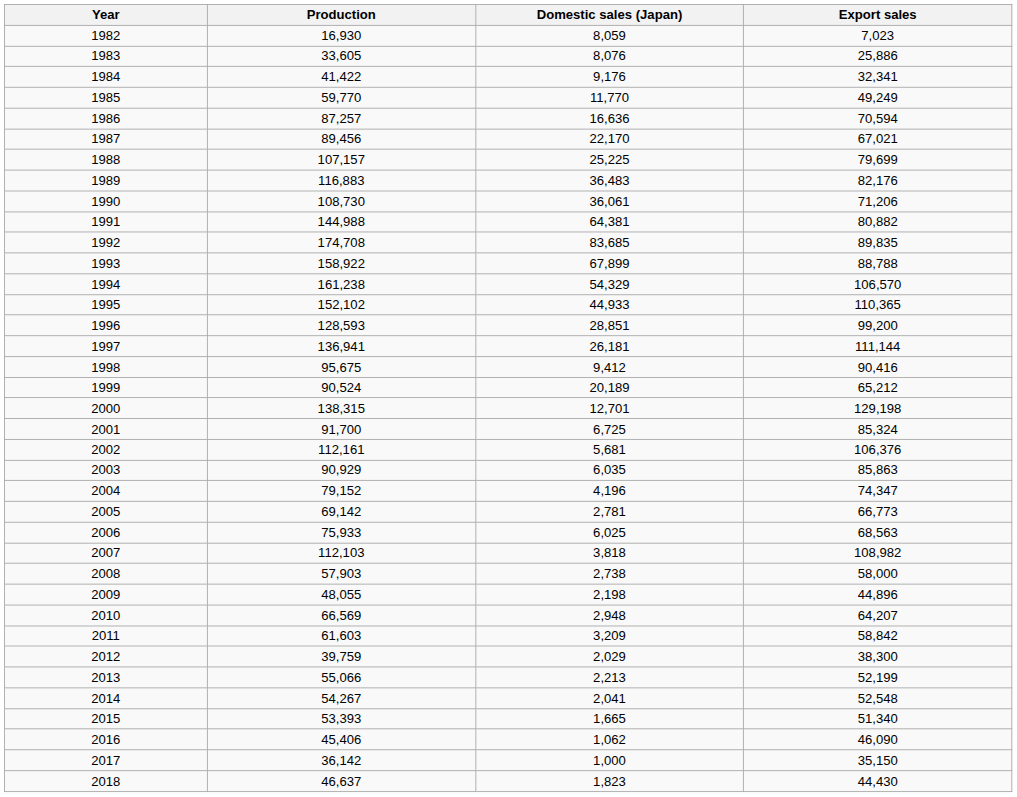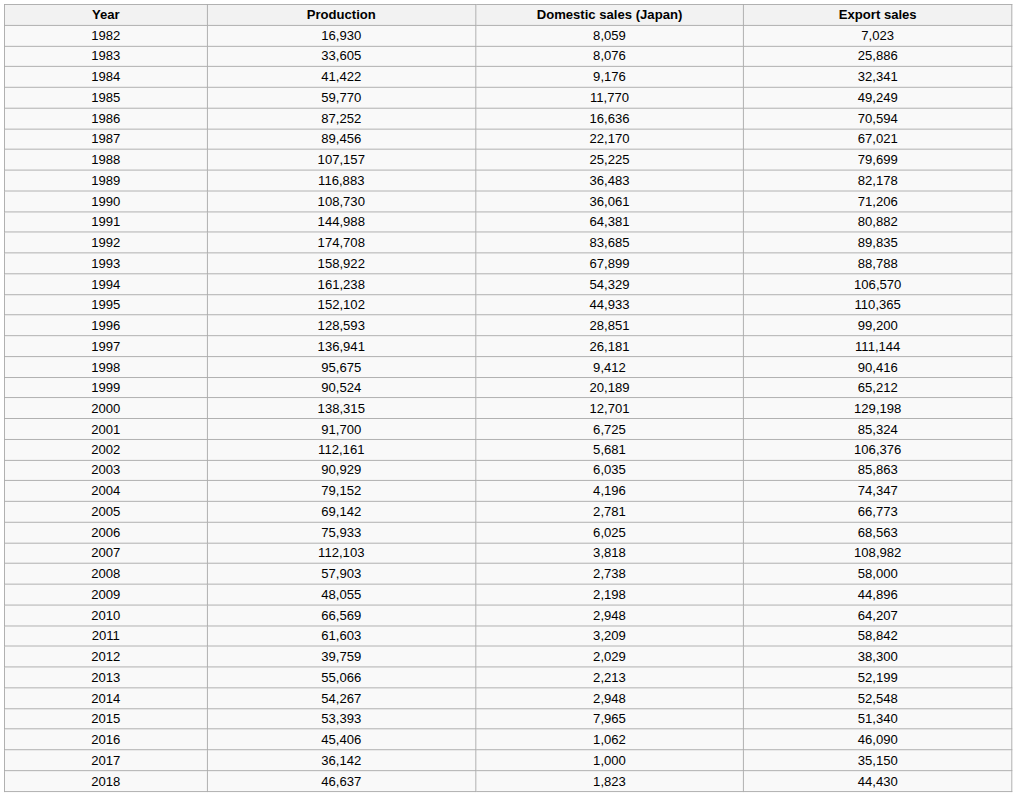(341, 119) 87,257 -> (341, 119) 87,252
(878, 181) 82,176 -> (878, 181) 82,178
(609, 698) 2,041 -> (609, 698) 2,948
(609, 719) 1,665 -> (609, 719) 7,965
